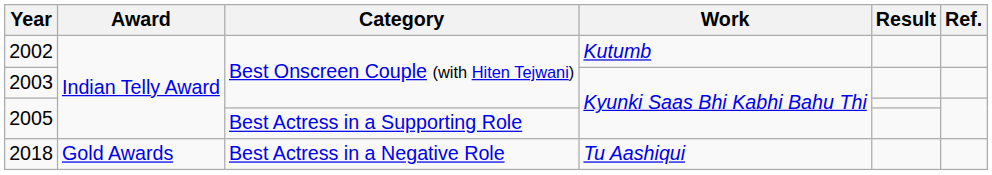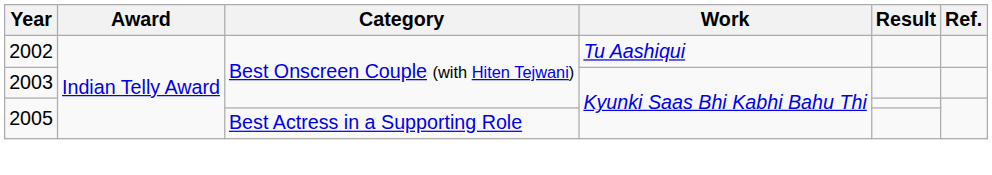(617, 51) Kutumb -> (634, 51) Tu Aashiqui
- row: (31, 154)
